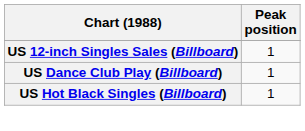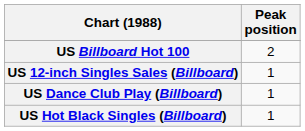+ row: (123, 51)
